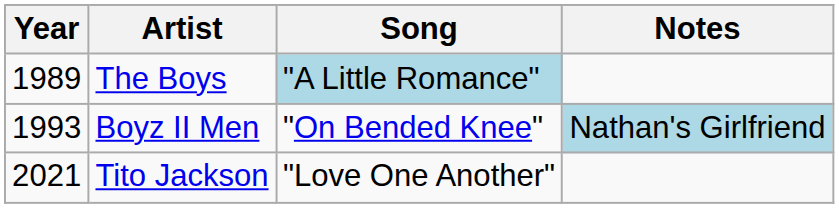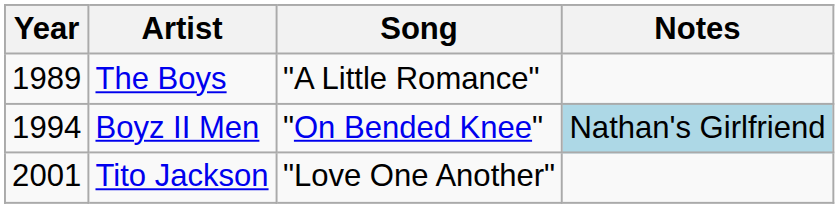(411, 78) lightblue background -> (411, 78) no background
(47, 127) 1993 -> (47, 127) 1994
(47, 176) 2021 -> (47, 176) 2001
